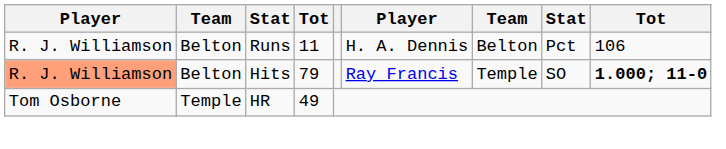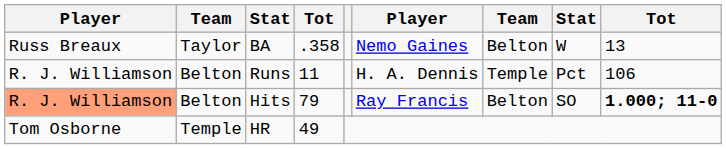+ row: (260, 46)
(507, 46) Belton -> (517, 74) Temple
(507, 74) Temple -> (517, 102) Belton
